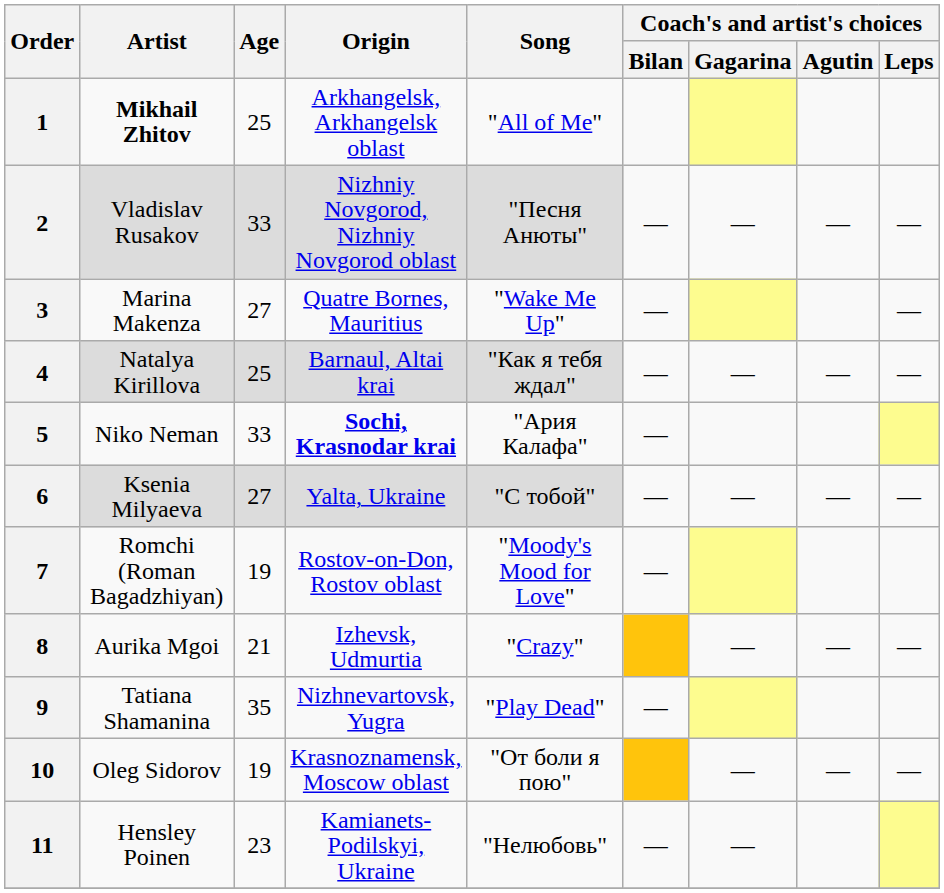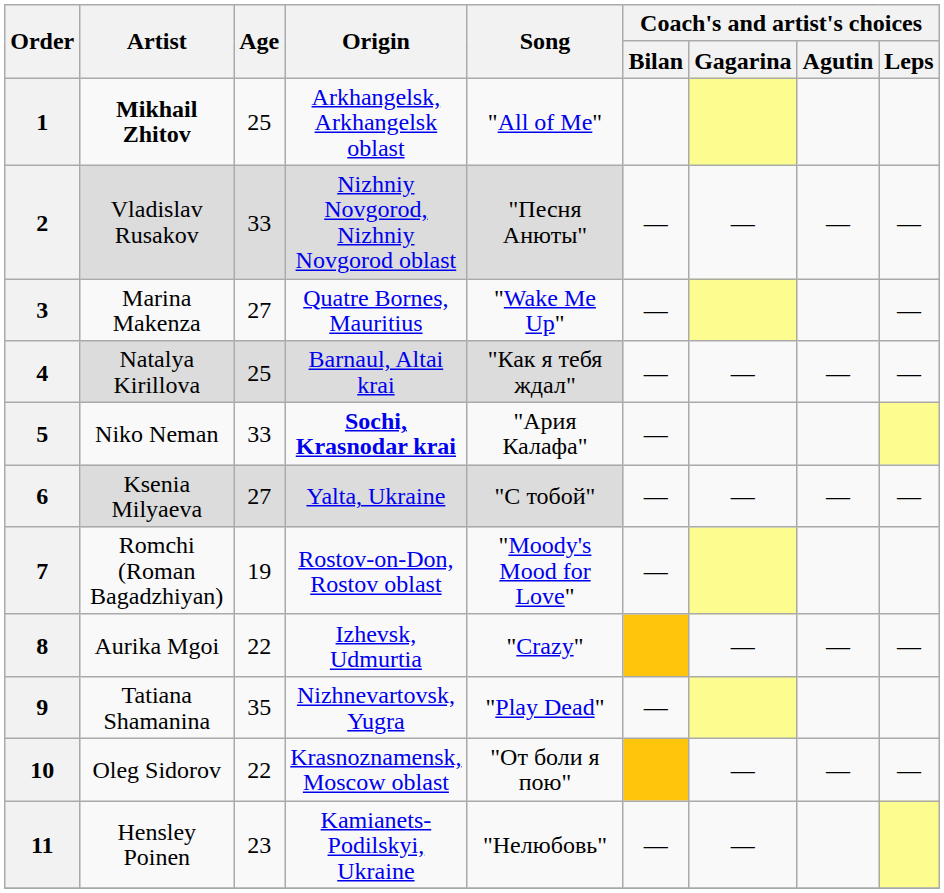(259, 645) 21 -> (259, 645) 22
(259, 769) 19 -> (259, 769) 22
